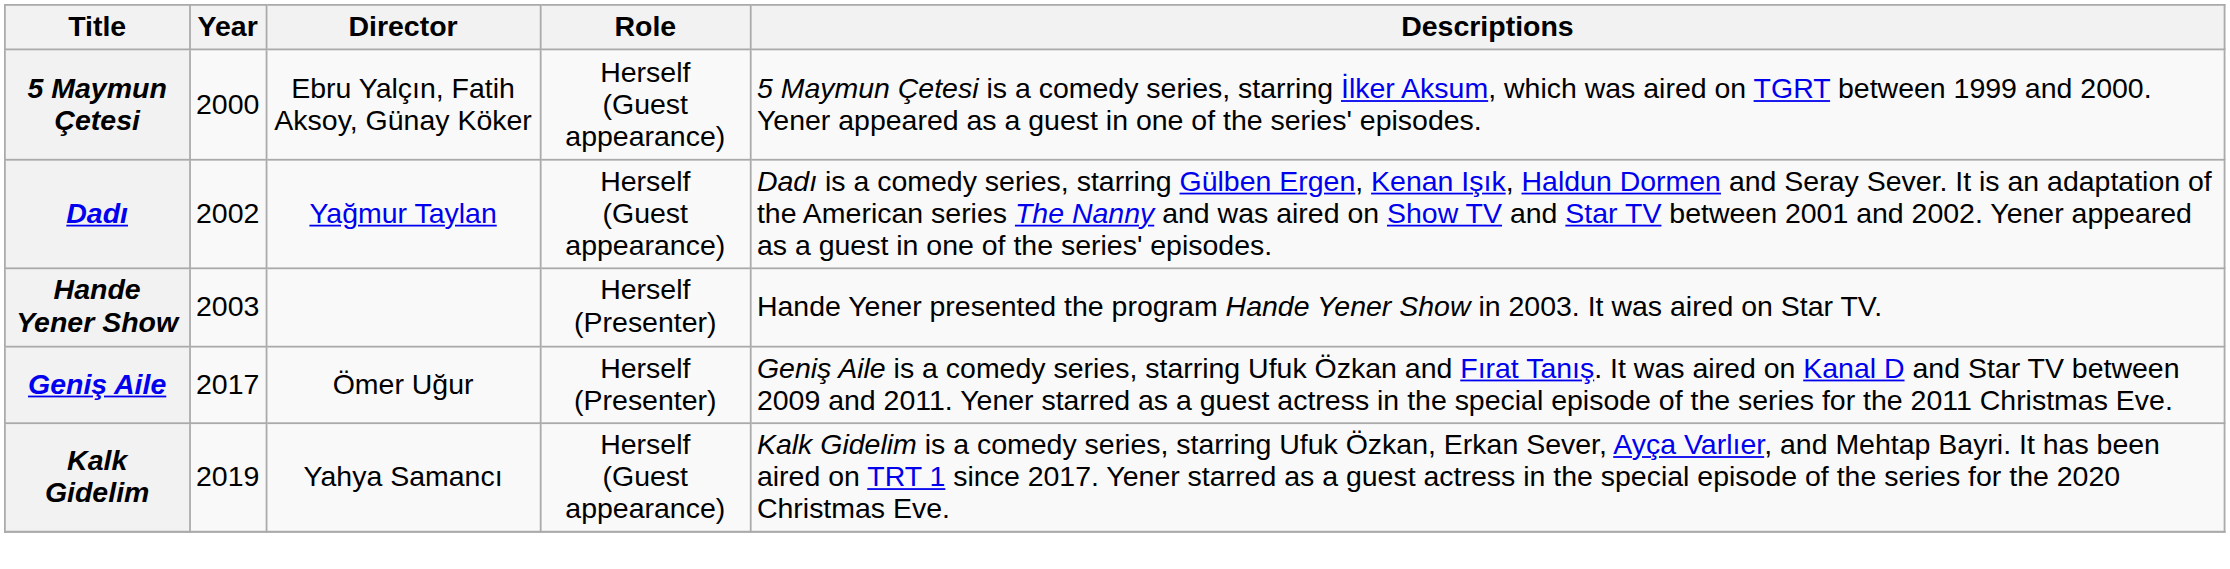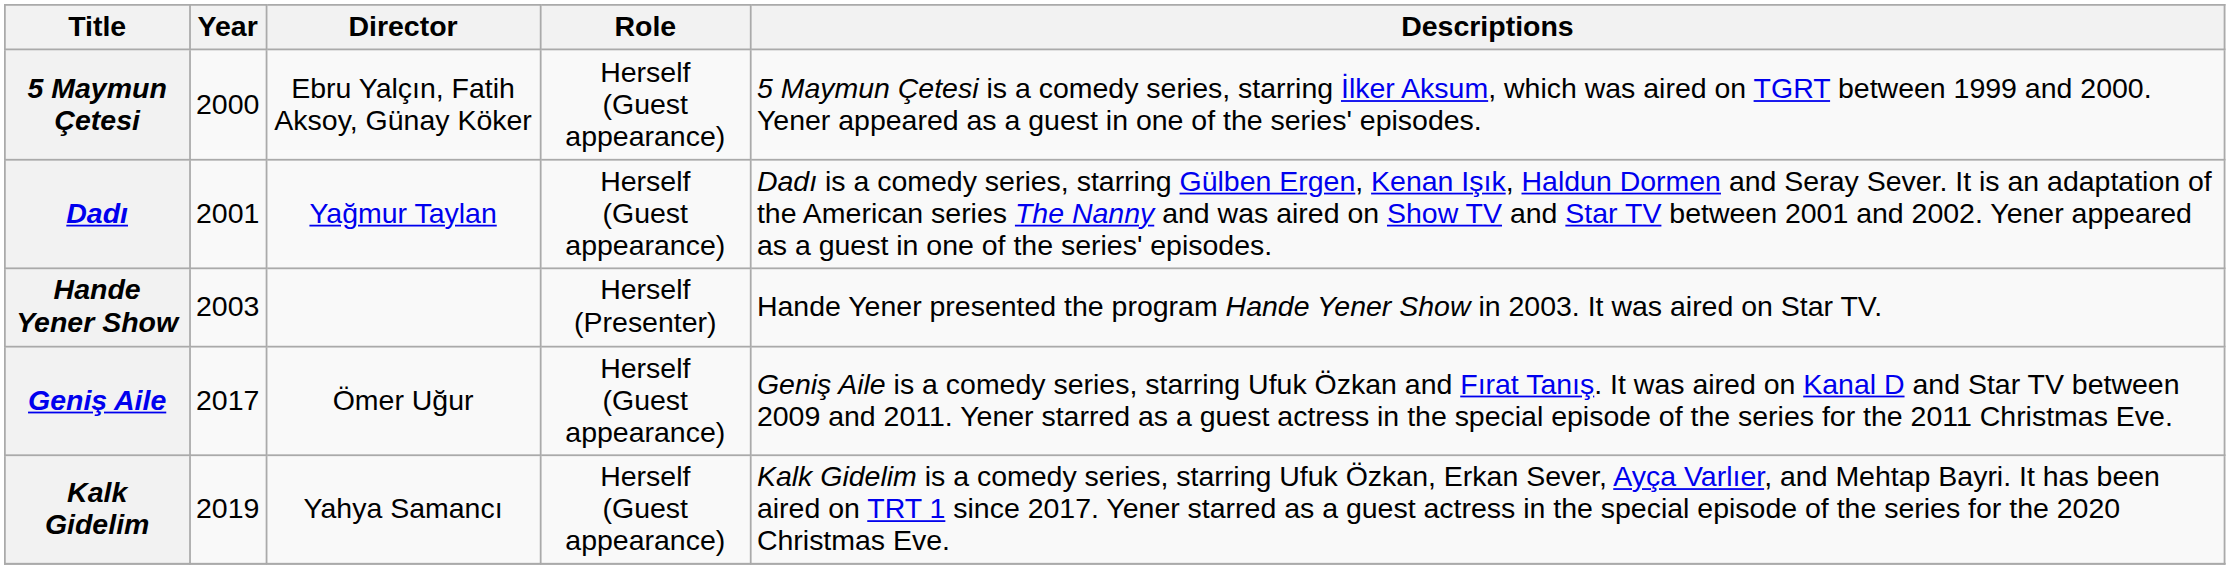(228, 213) 2002 -> (228, 213) 2001
(645, 383) Herself (Presenter) -> (645, 399) Herself (Guest appearance)
